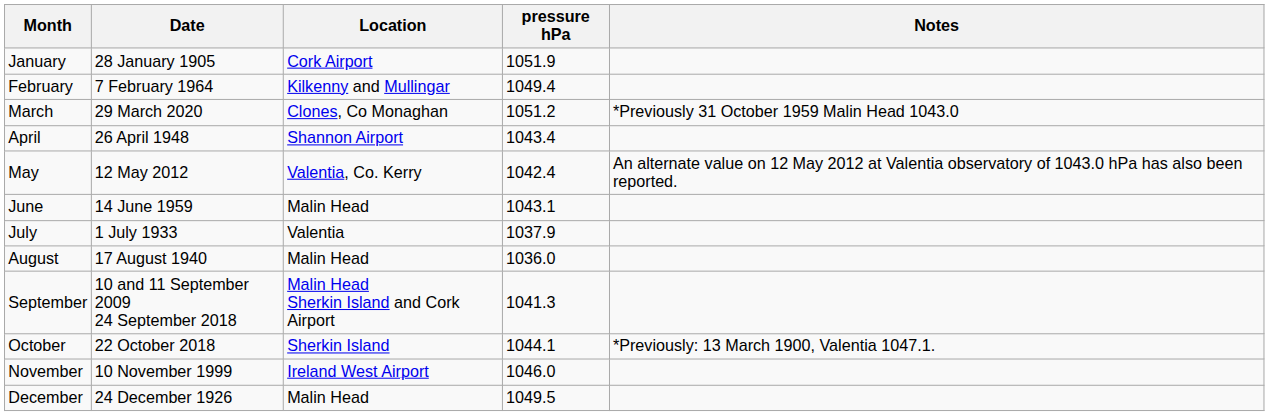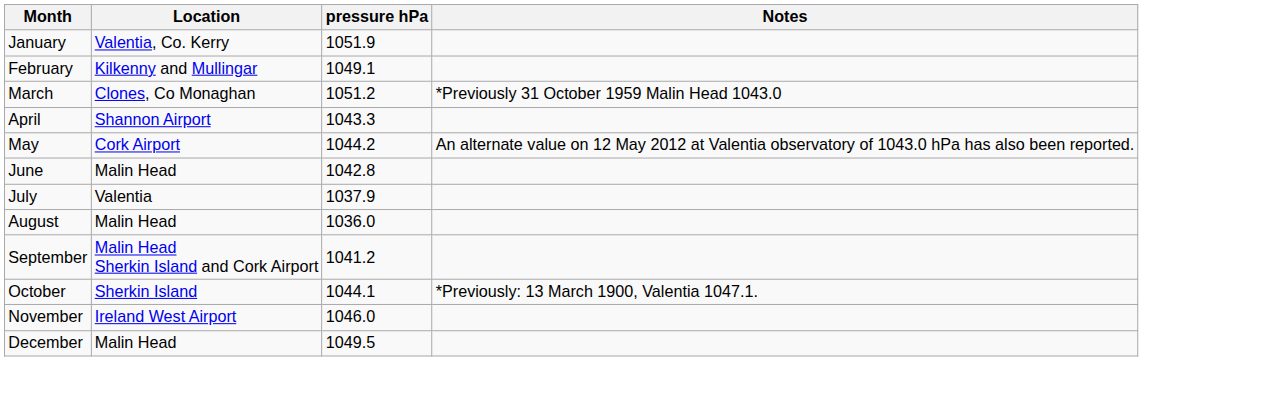- column: (187, 26)
(330, 61) Cork Airport -> (162, 42) Valentia, Co. Kerry
(531, 86) 1049.4 -> (351, 68) 1049.1
(531, 138) 1043.4 -> (351, 119) 1043.3
(354, 172) Valentia, Co. Kerry -> (137, 145) Cork Airport
(531, 172) 1042.4 -> (351, 145) 1044.2
(531, 207) 1043.1 -> (351, 171) 1042.8
(531, 302) 1041.3 -> (351, 257) 1041.2
